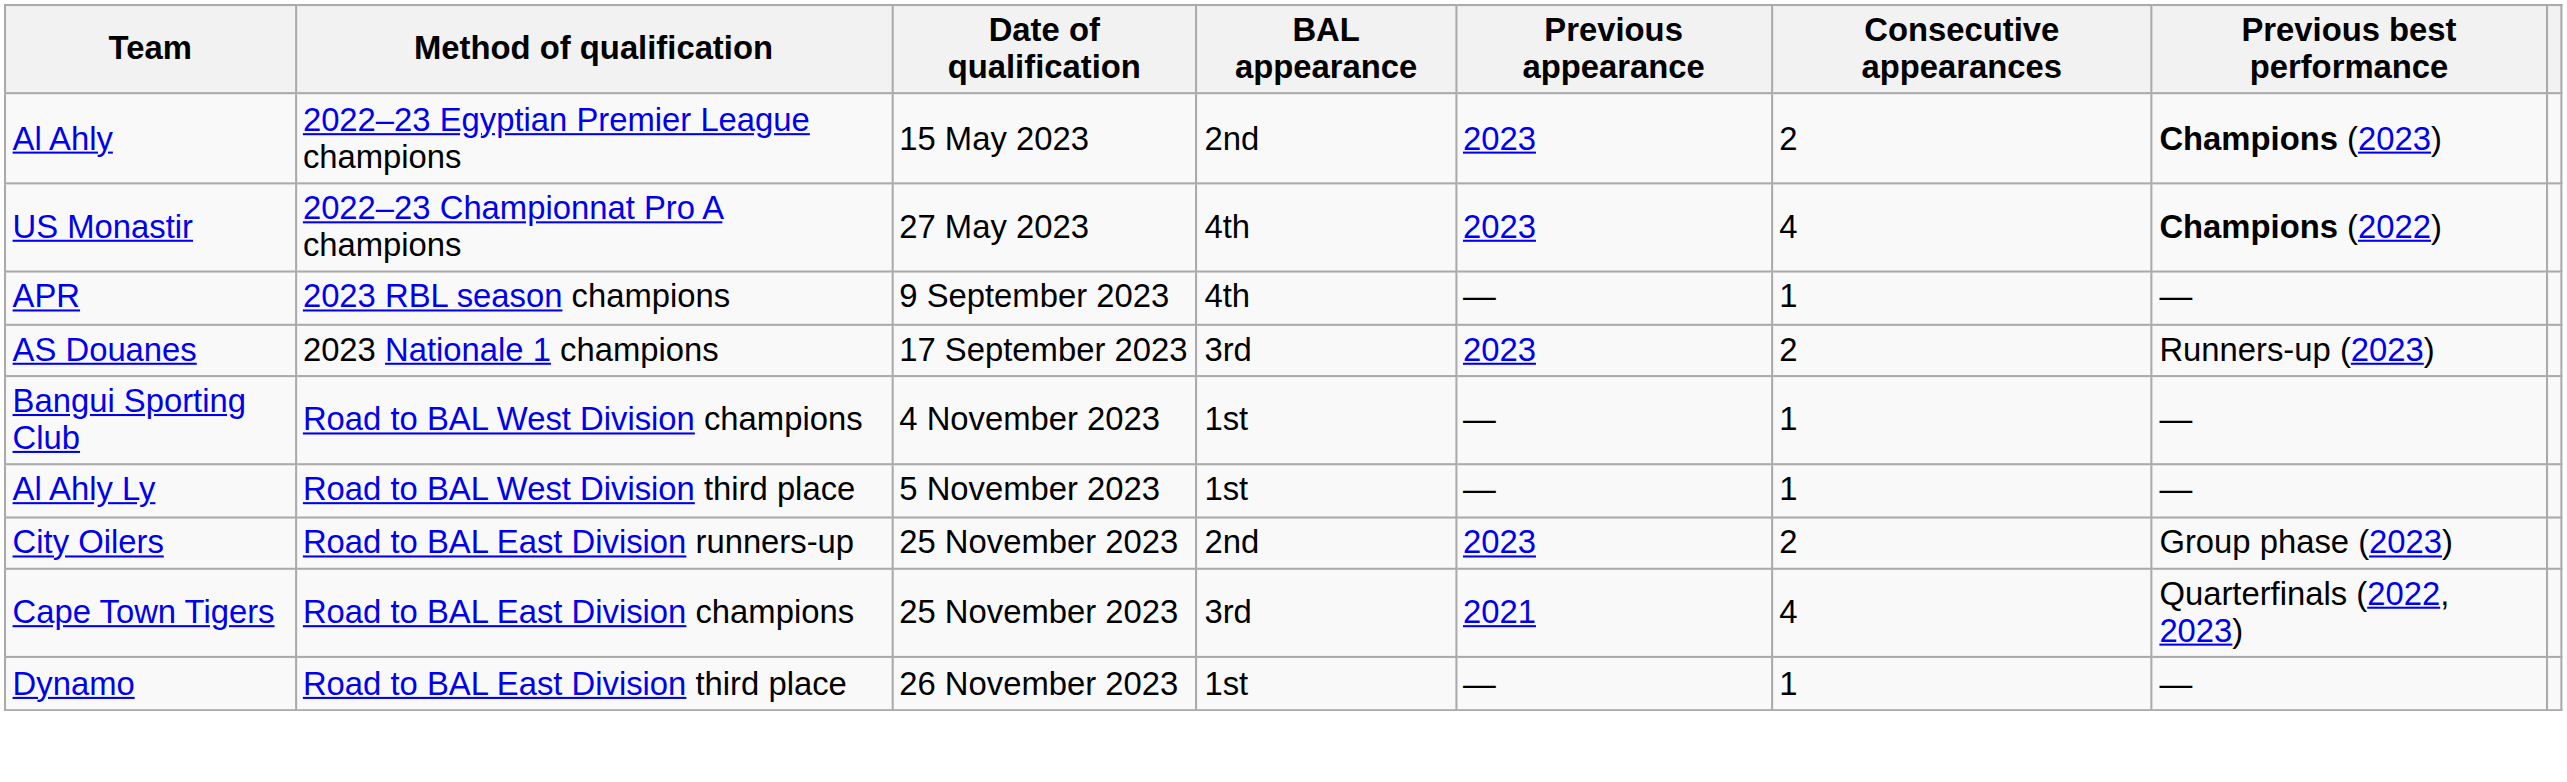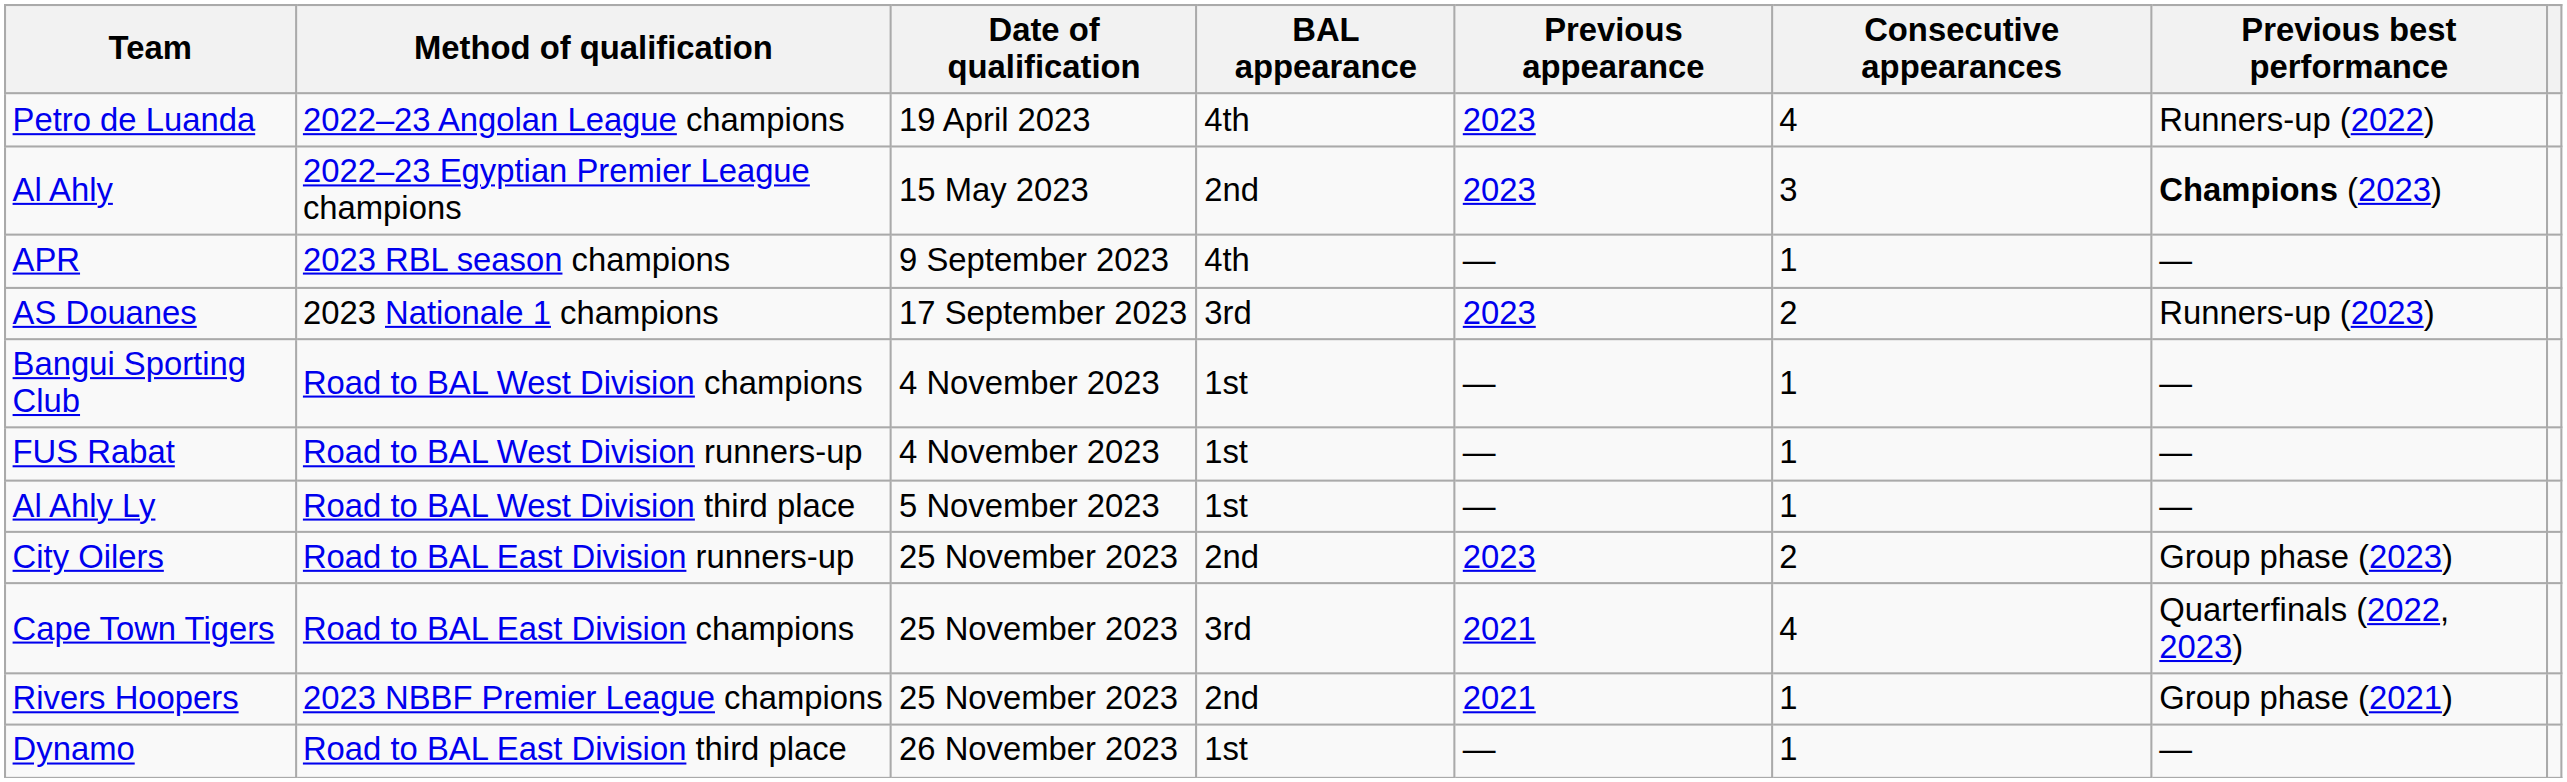+ row: (134, 119)
(1788, 137) 2 -> (1788, 189) 3
- row: (103, 226)
+ row: (94, 453)
+ row: (126, 698)
